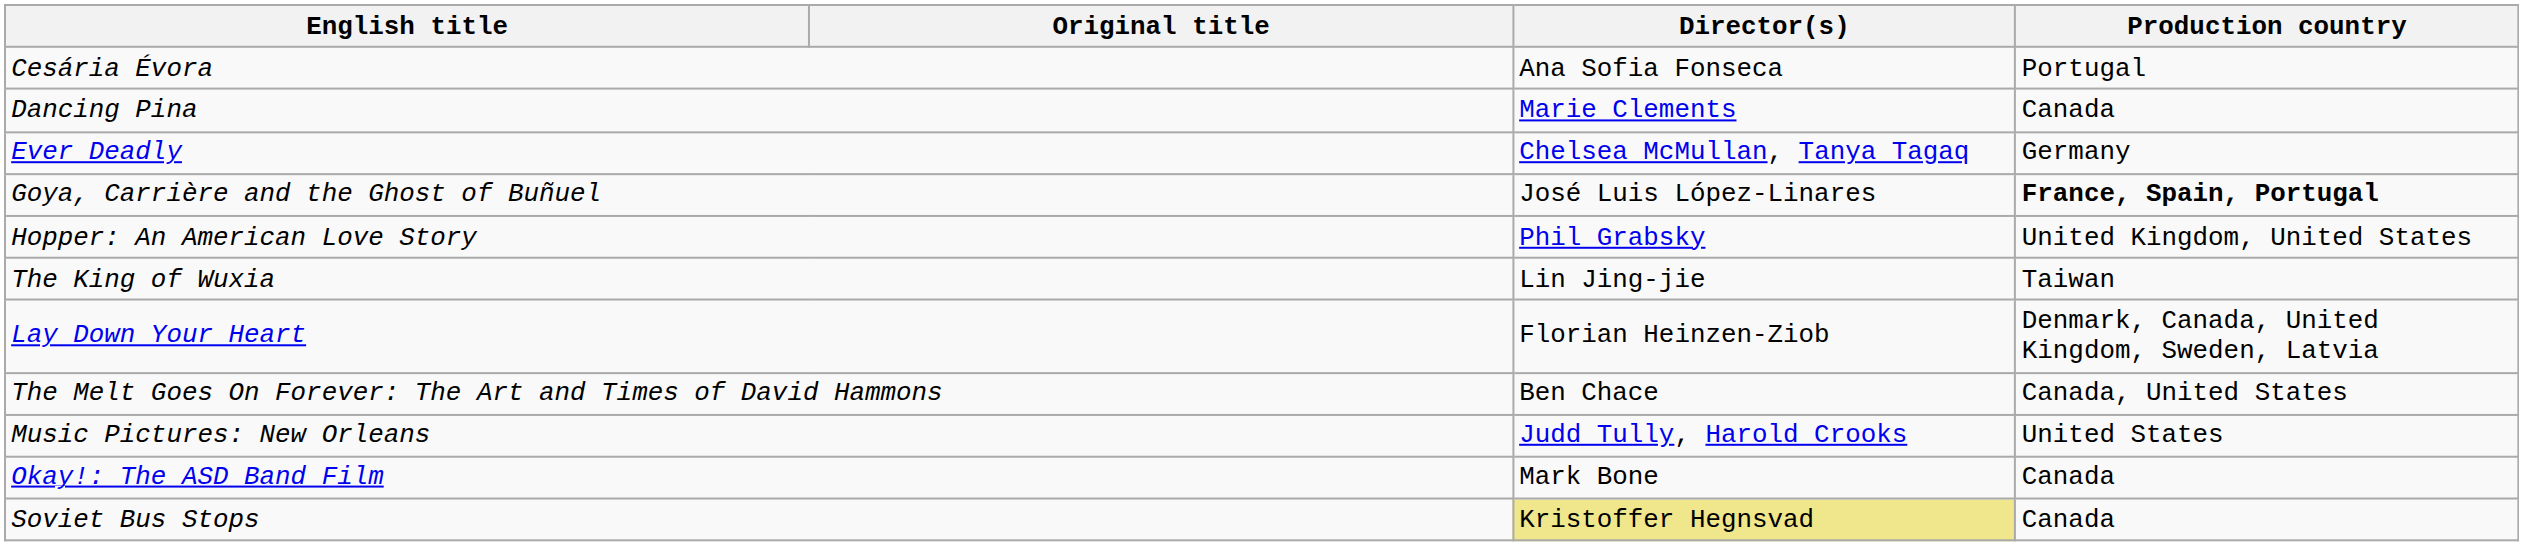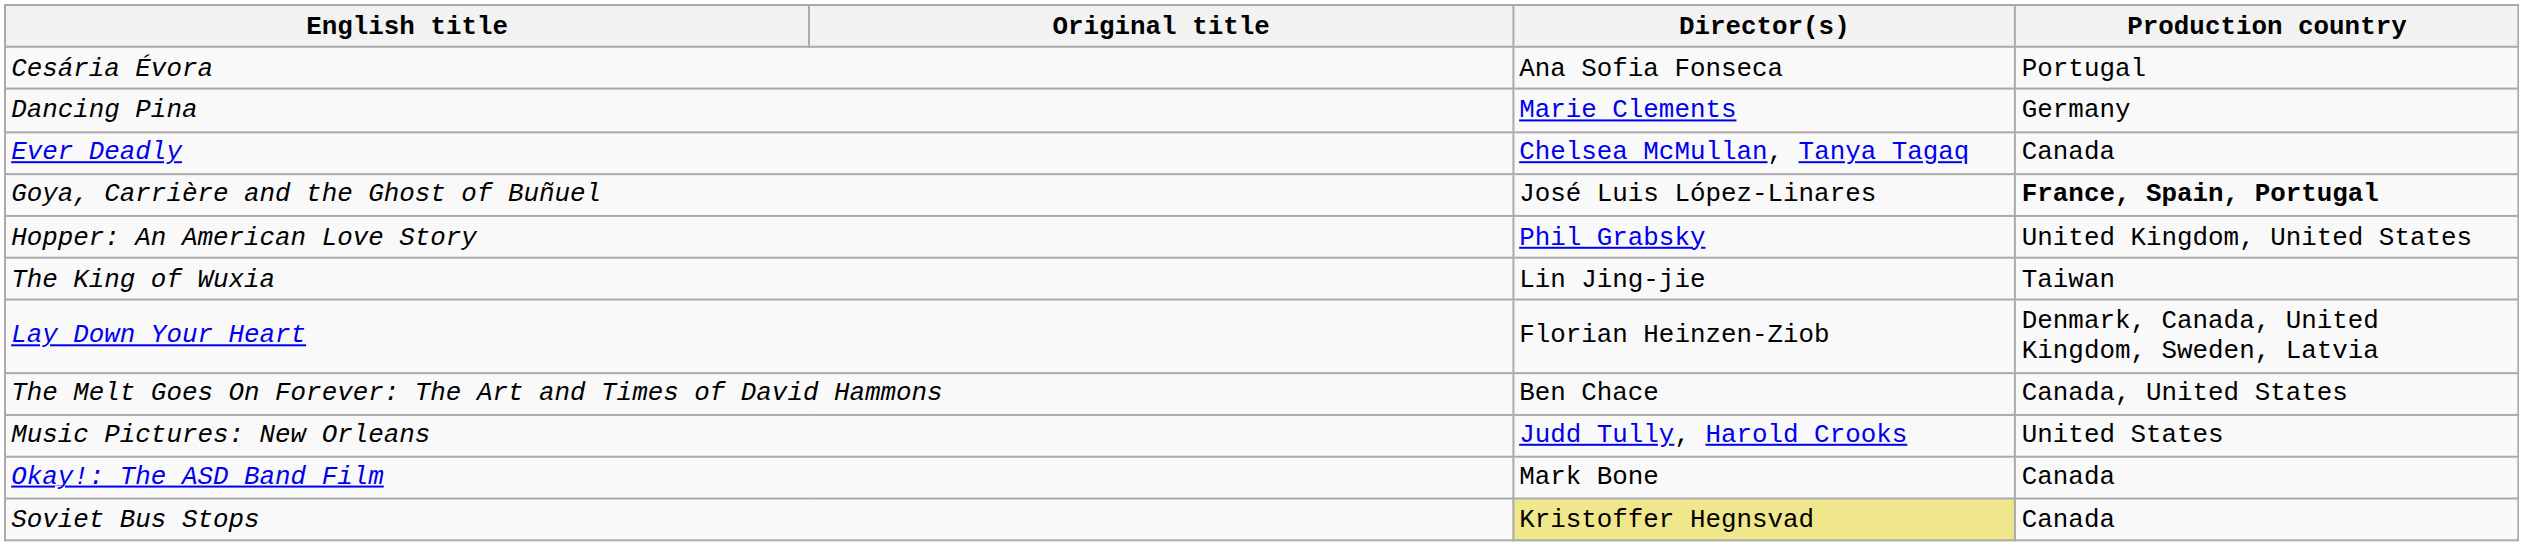(2068, 110) Canada -> (2076, 110) Germany
(2076, 153) Germany -> (2068, 153) Canada
